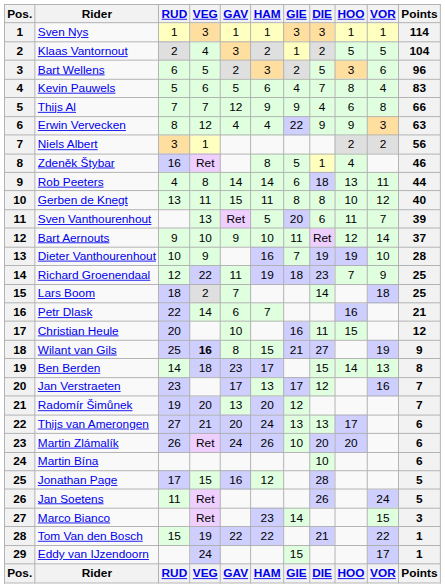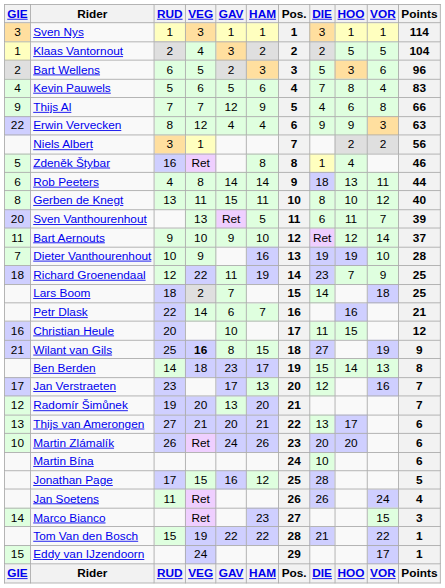columns swapped: (20, 13) <-> (296, 13)
(267, 424) 24 -> (263, 424) 21
(419, 498) 5 -> (419, 498) 4
